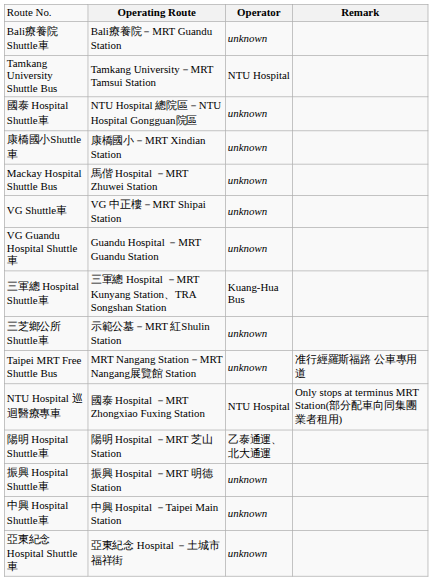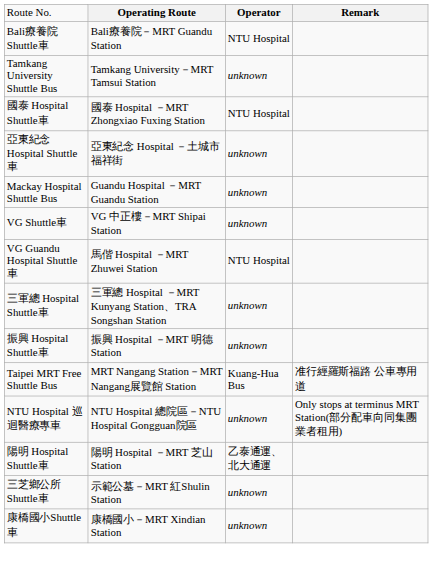(247, 38) unknown -> (259, 38) NTU Hospital
(259, 76) NTU Hospital -> (247, 76) unknown
(156, 113) NTU Hospital 總院區－NTU Hospital Gongguan院區 -> (148, 114) 國泰 Hospital －MRT Zhongxiao Fuxing Station
(247, 113) unknown -> (259, 113) NTU Hospital
rows swapped: (44, 147) <-> (42, 553)
(140, 180) 馬偕 Hospital －MRT Zhuwei Station -> (146, 192) Guandu Hospital －MRT Guandu Station
(146, 249) Guandu Hospital －MRT Guandu Station -> (140, 261) 馬偕 Hospital －MRT Zhuwei Station
(247, 249) unknown -> (259, 261) NTU Hospital
(253, 293) Kuang-Hua Bus -> (247, 306) unknown
rows swapped: (34, 333) <-> (38, 479)
(247, 367) unknown -> (253, 379) Kuang-Hua Bus
(148, 407) 國泰 Hospital －MRT Zhongxiao Fuxing Station -> (156, 418) NTU Hospital 總院區－NTU Hospital Gongguan院區
(259, 406) NTU Hospital -> (247, 419) unknown
- row: (38, 513)
